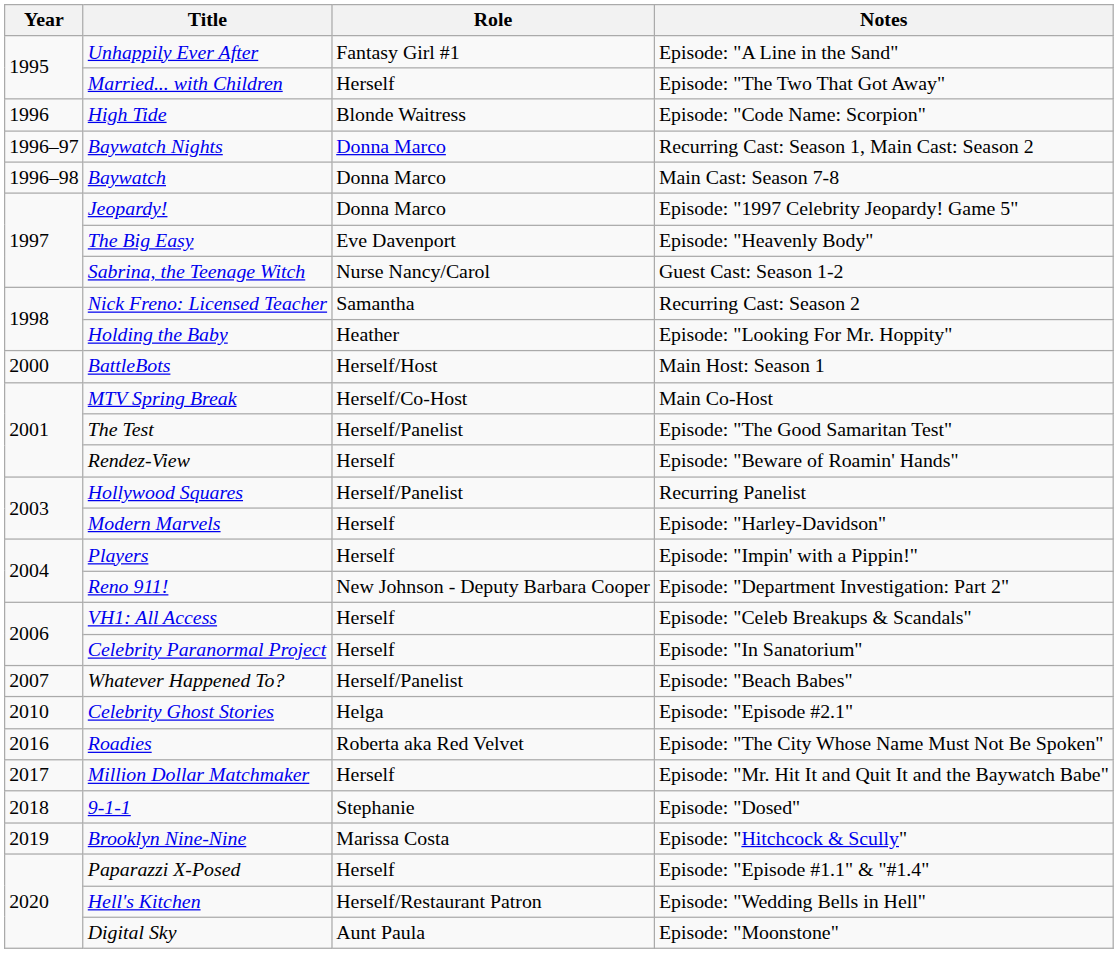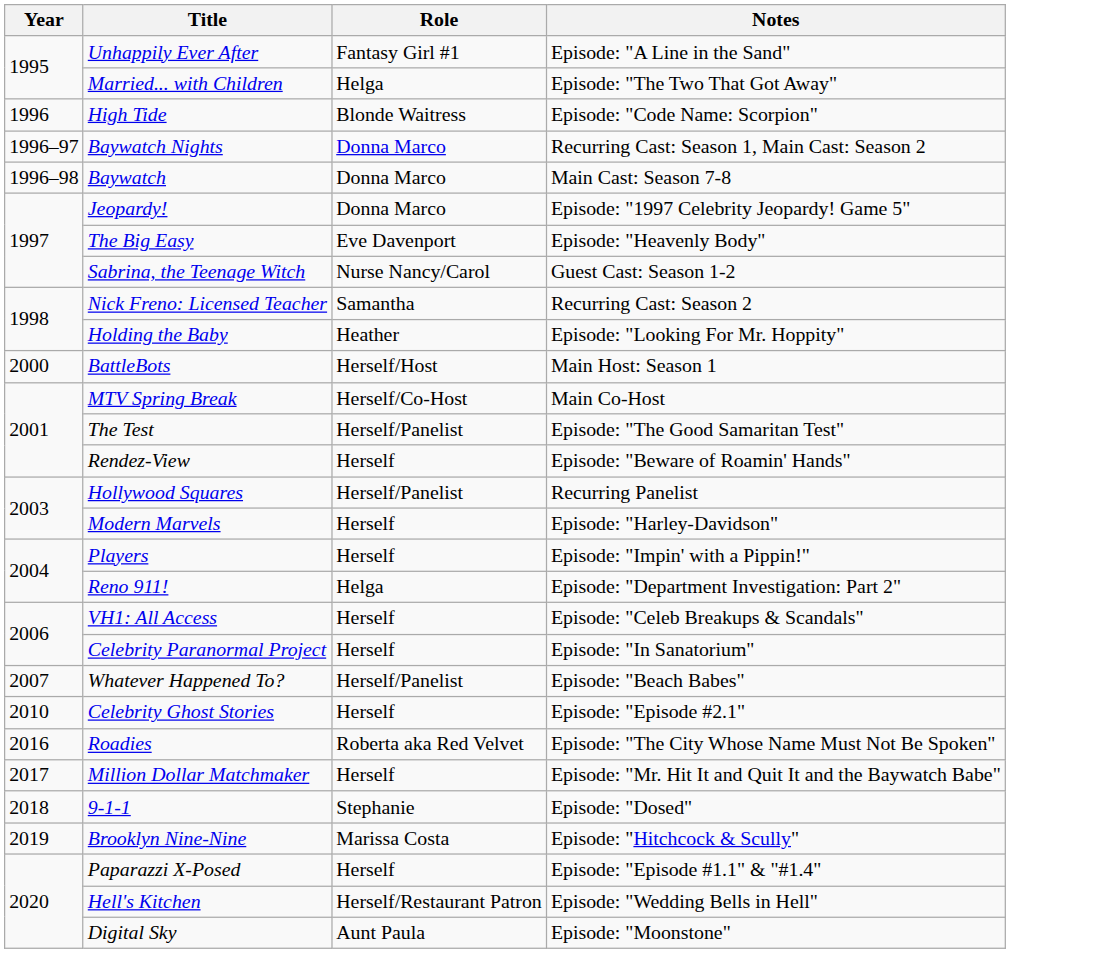(365, 83) Herself -> (360, 83) Helga
(493, 586) New Johnson - Deputy Barbara Cooper -> (360, 586) Helga
(360, 712) Helga -> (365, 712) Herself
